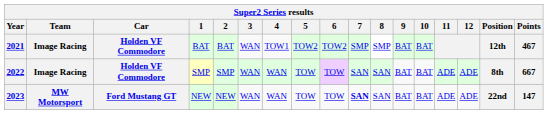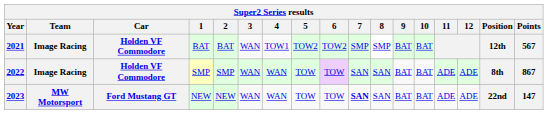(529, 46) 467 -> (529, 46) 567
(529, 72) 667 -> (529, 72) 867
